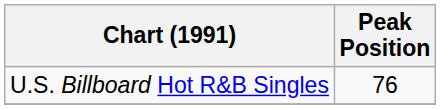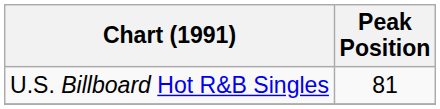(385, 85) 76 -> (385, 85) 81
